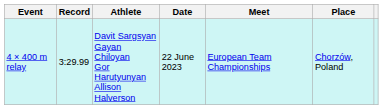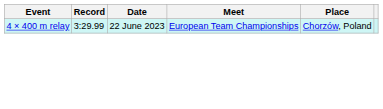- column: (126, 12)
